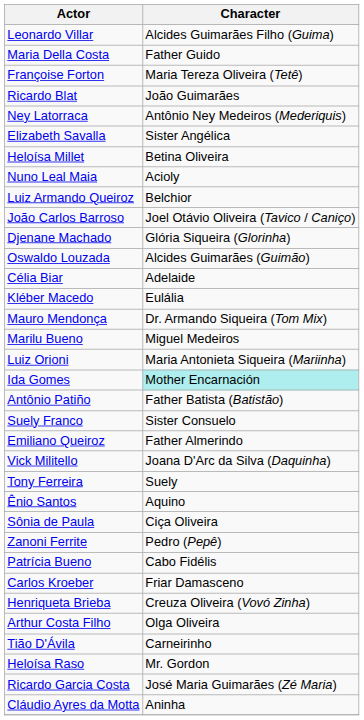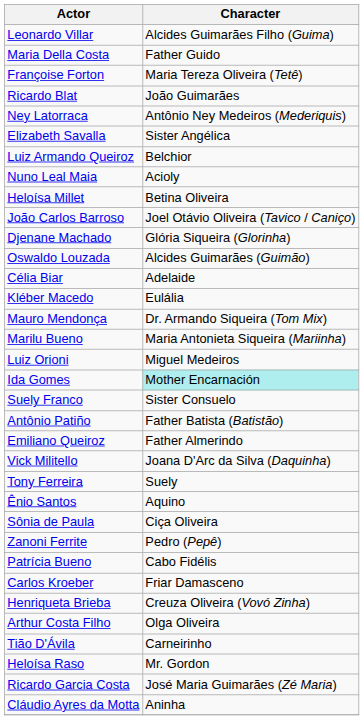rows swapped: (71, 197) <-> (46, 156)
(192, 339) Miguel Medeiros -> (246, 339) Maria Antonieta Siqueira (Mariinha)
(246, 359) Maria Antonieta Siqueira (Mariinha) -> (192, 359) Miguel Medeiros
rows swapped: (49, 400) <-> (45, 420)
